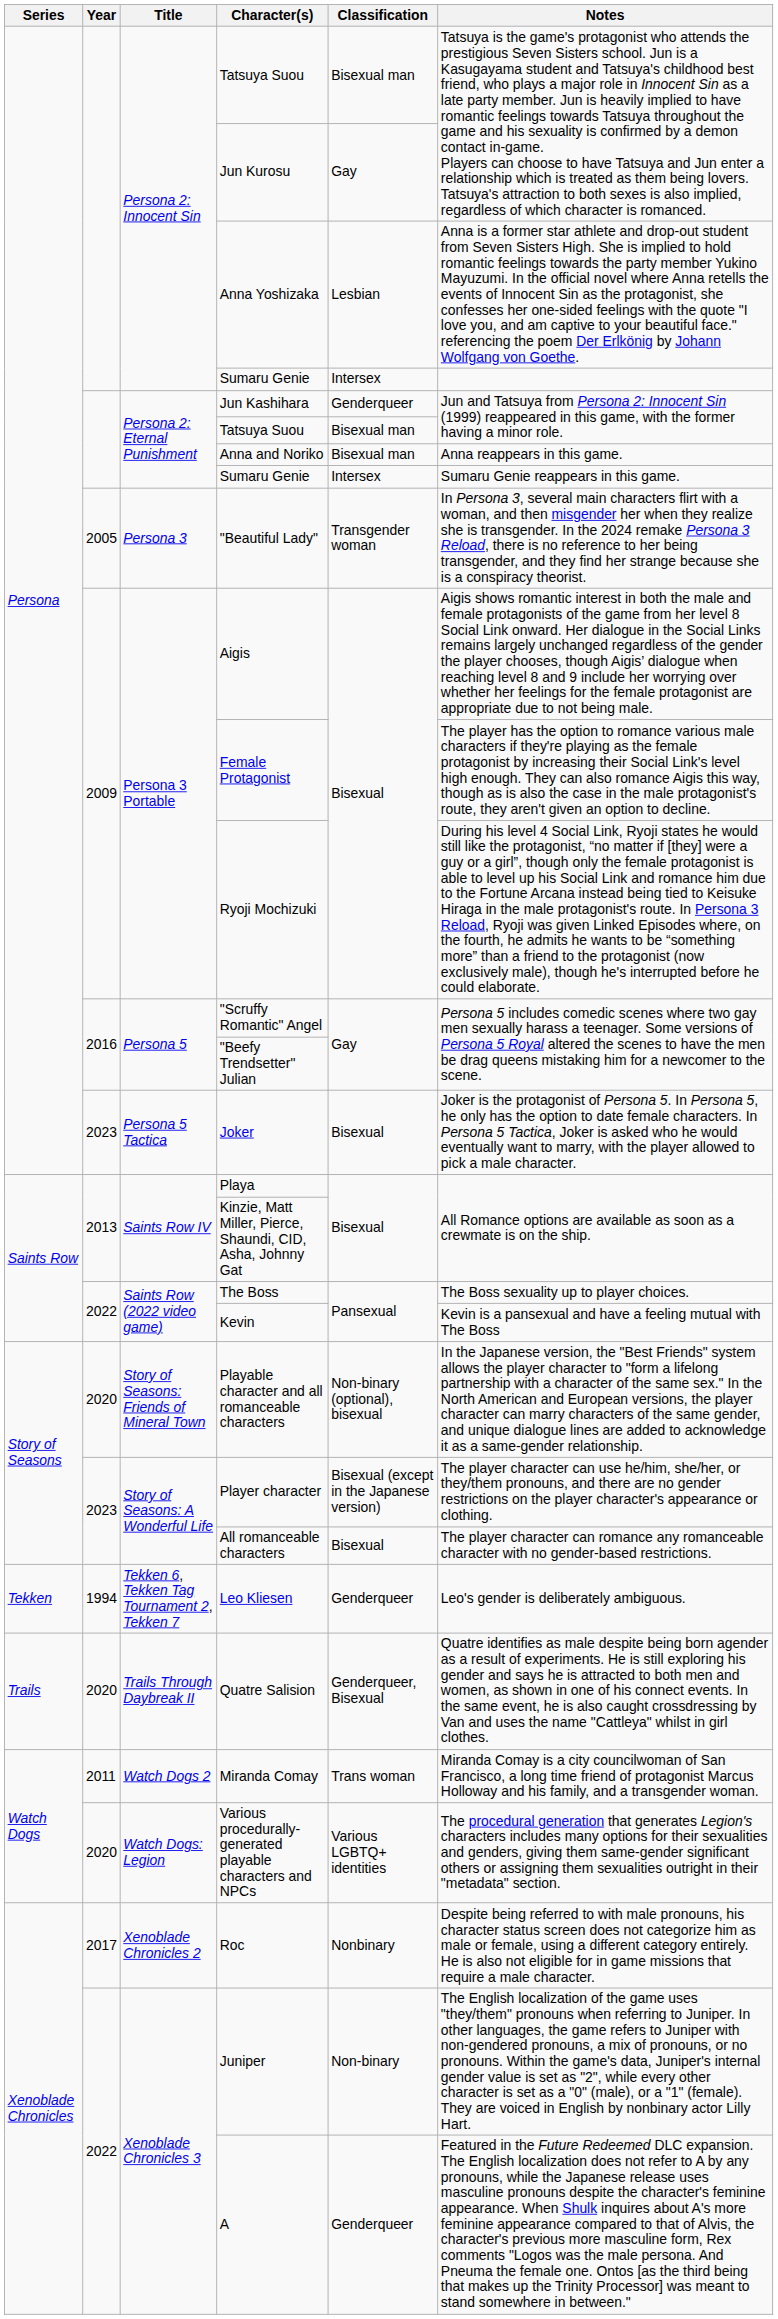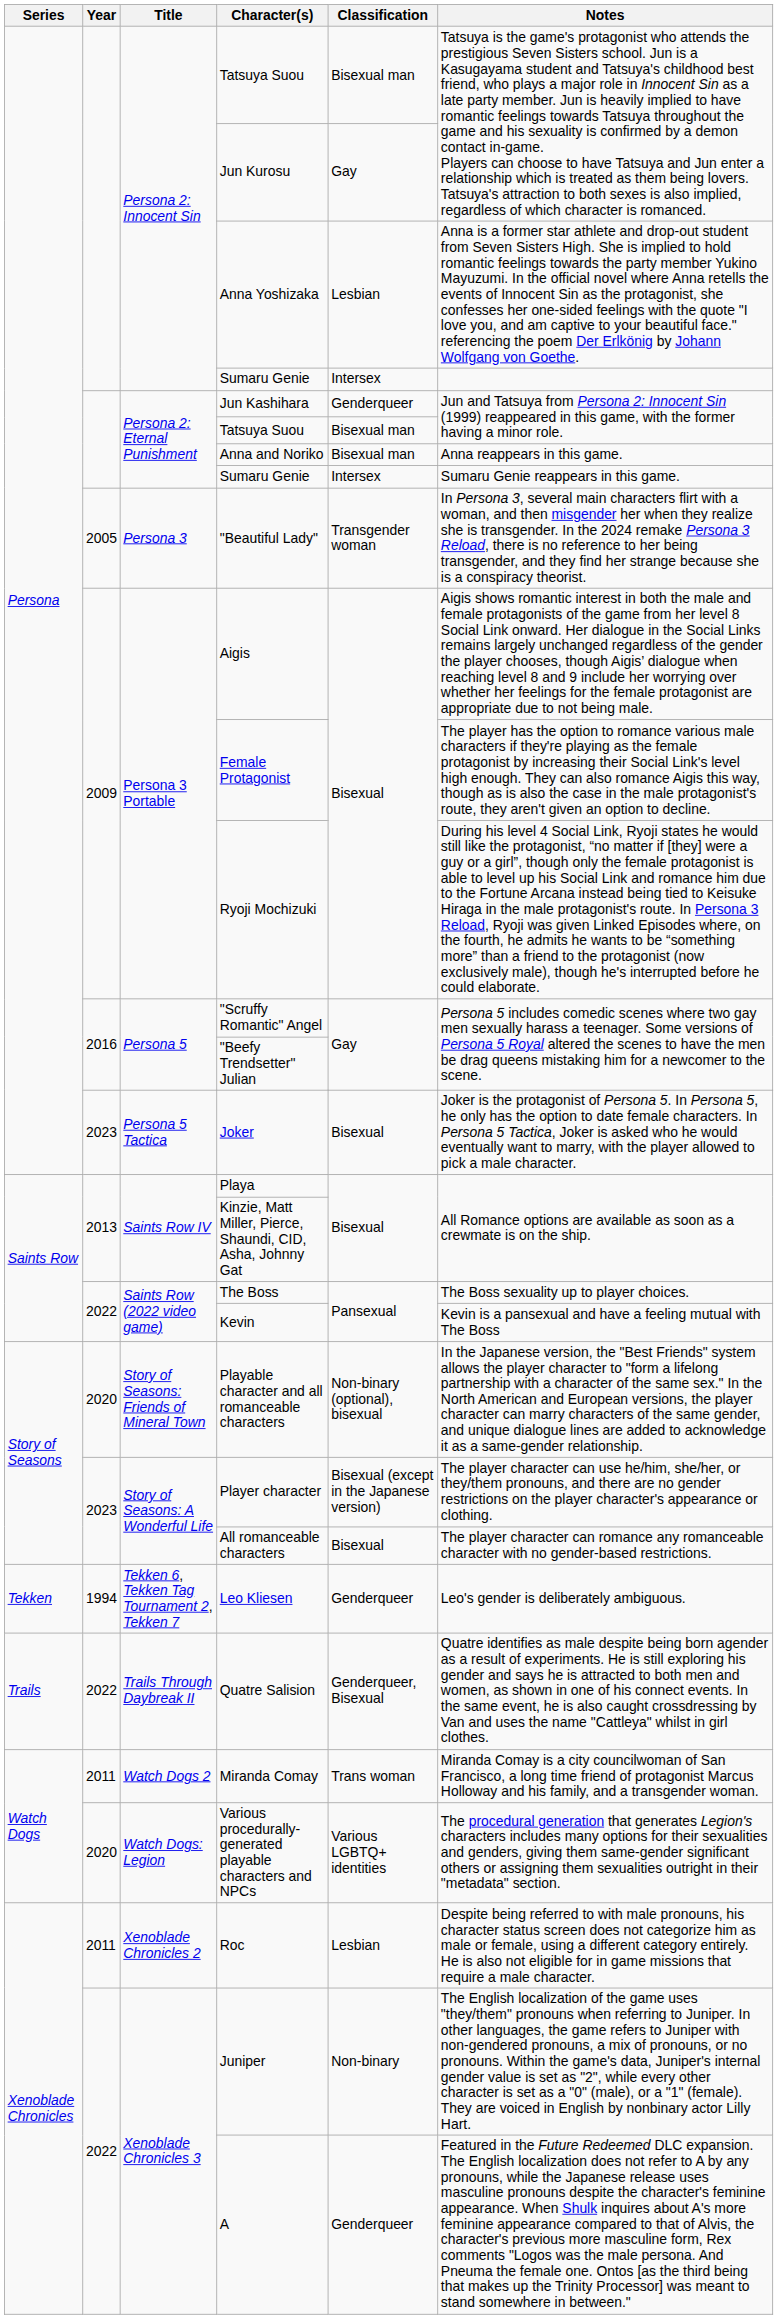(101, 1691) 2020 -> (101, 1691) 2022
(101, 1945) 2017 -> (101, 1945) 2011
(363, 1945) Nonbinary -> (356, 1945) Lesbian
